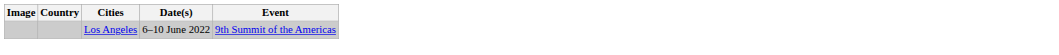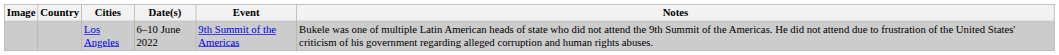+ column: (675, 13)
